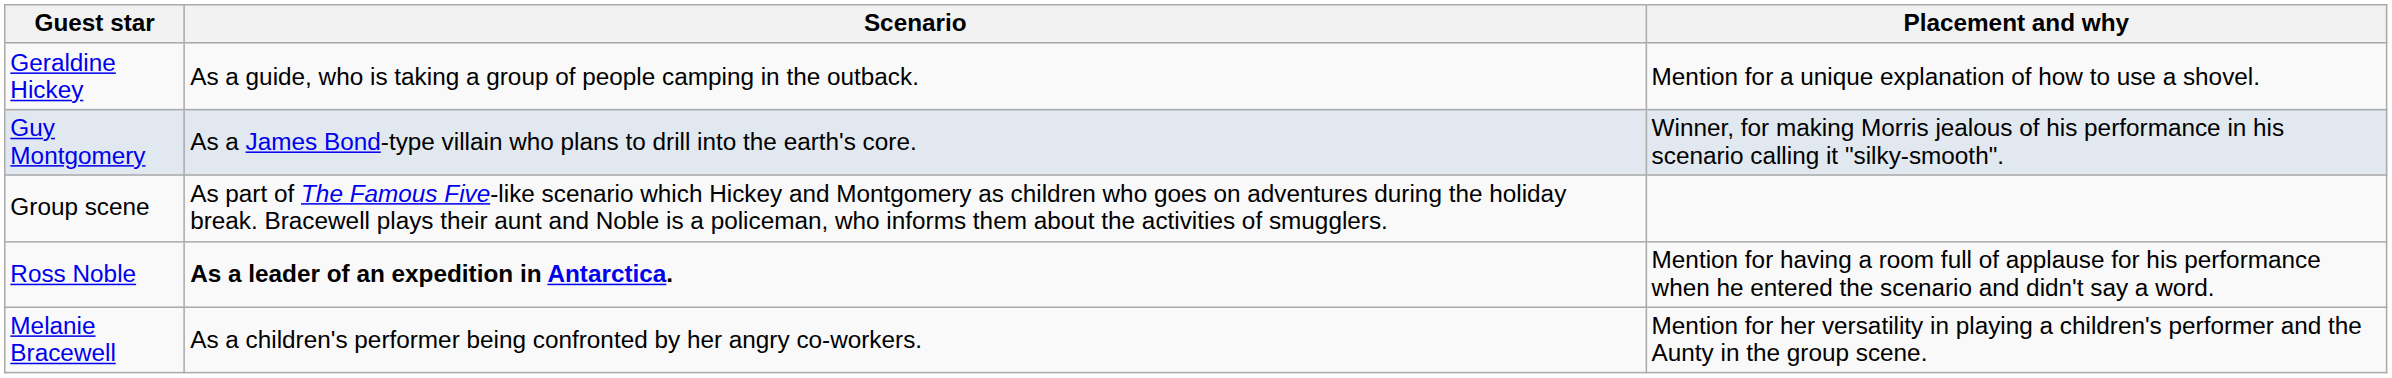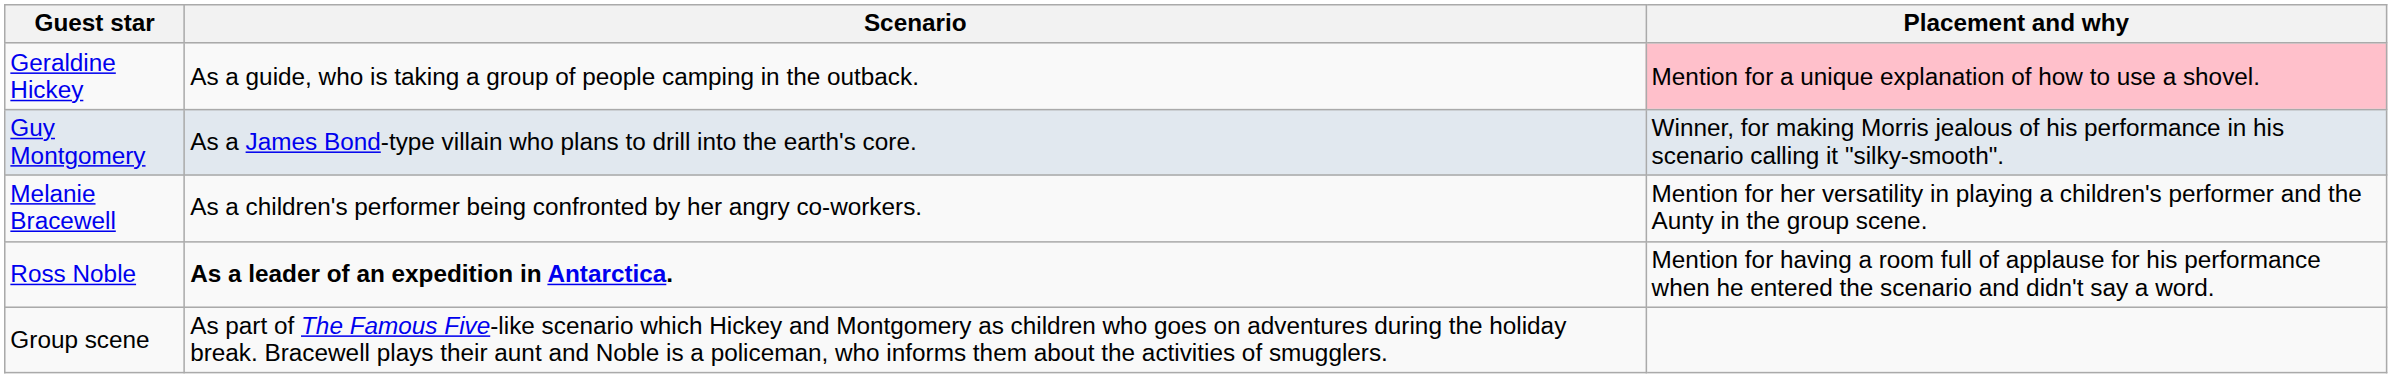(1956, 76) no background -> (1956, 76) pink background
rows swapped: (63, 339) <-> (80, 207)
